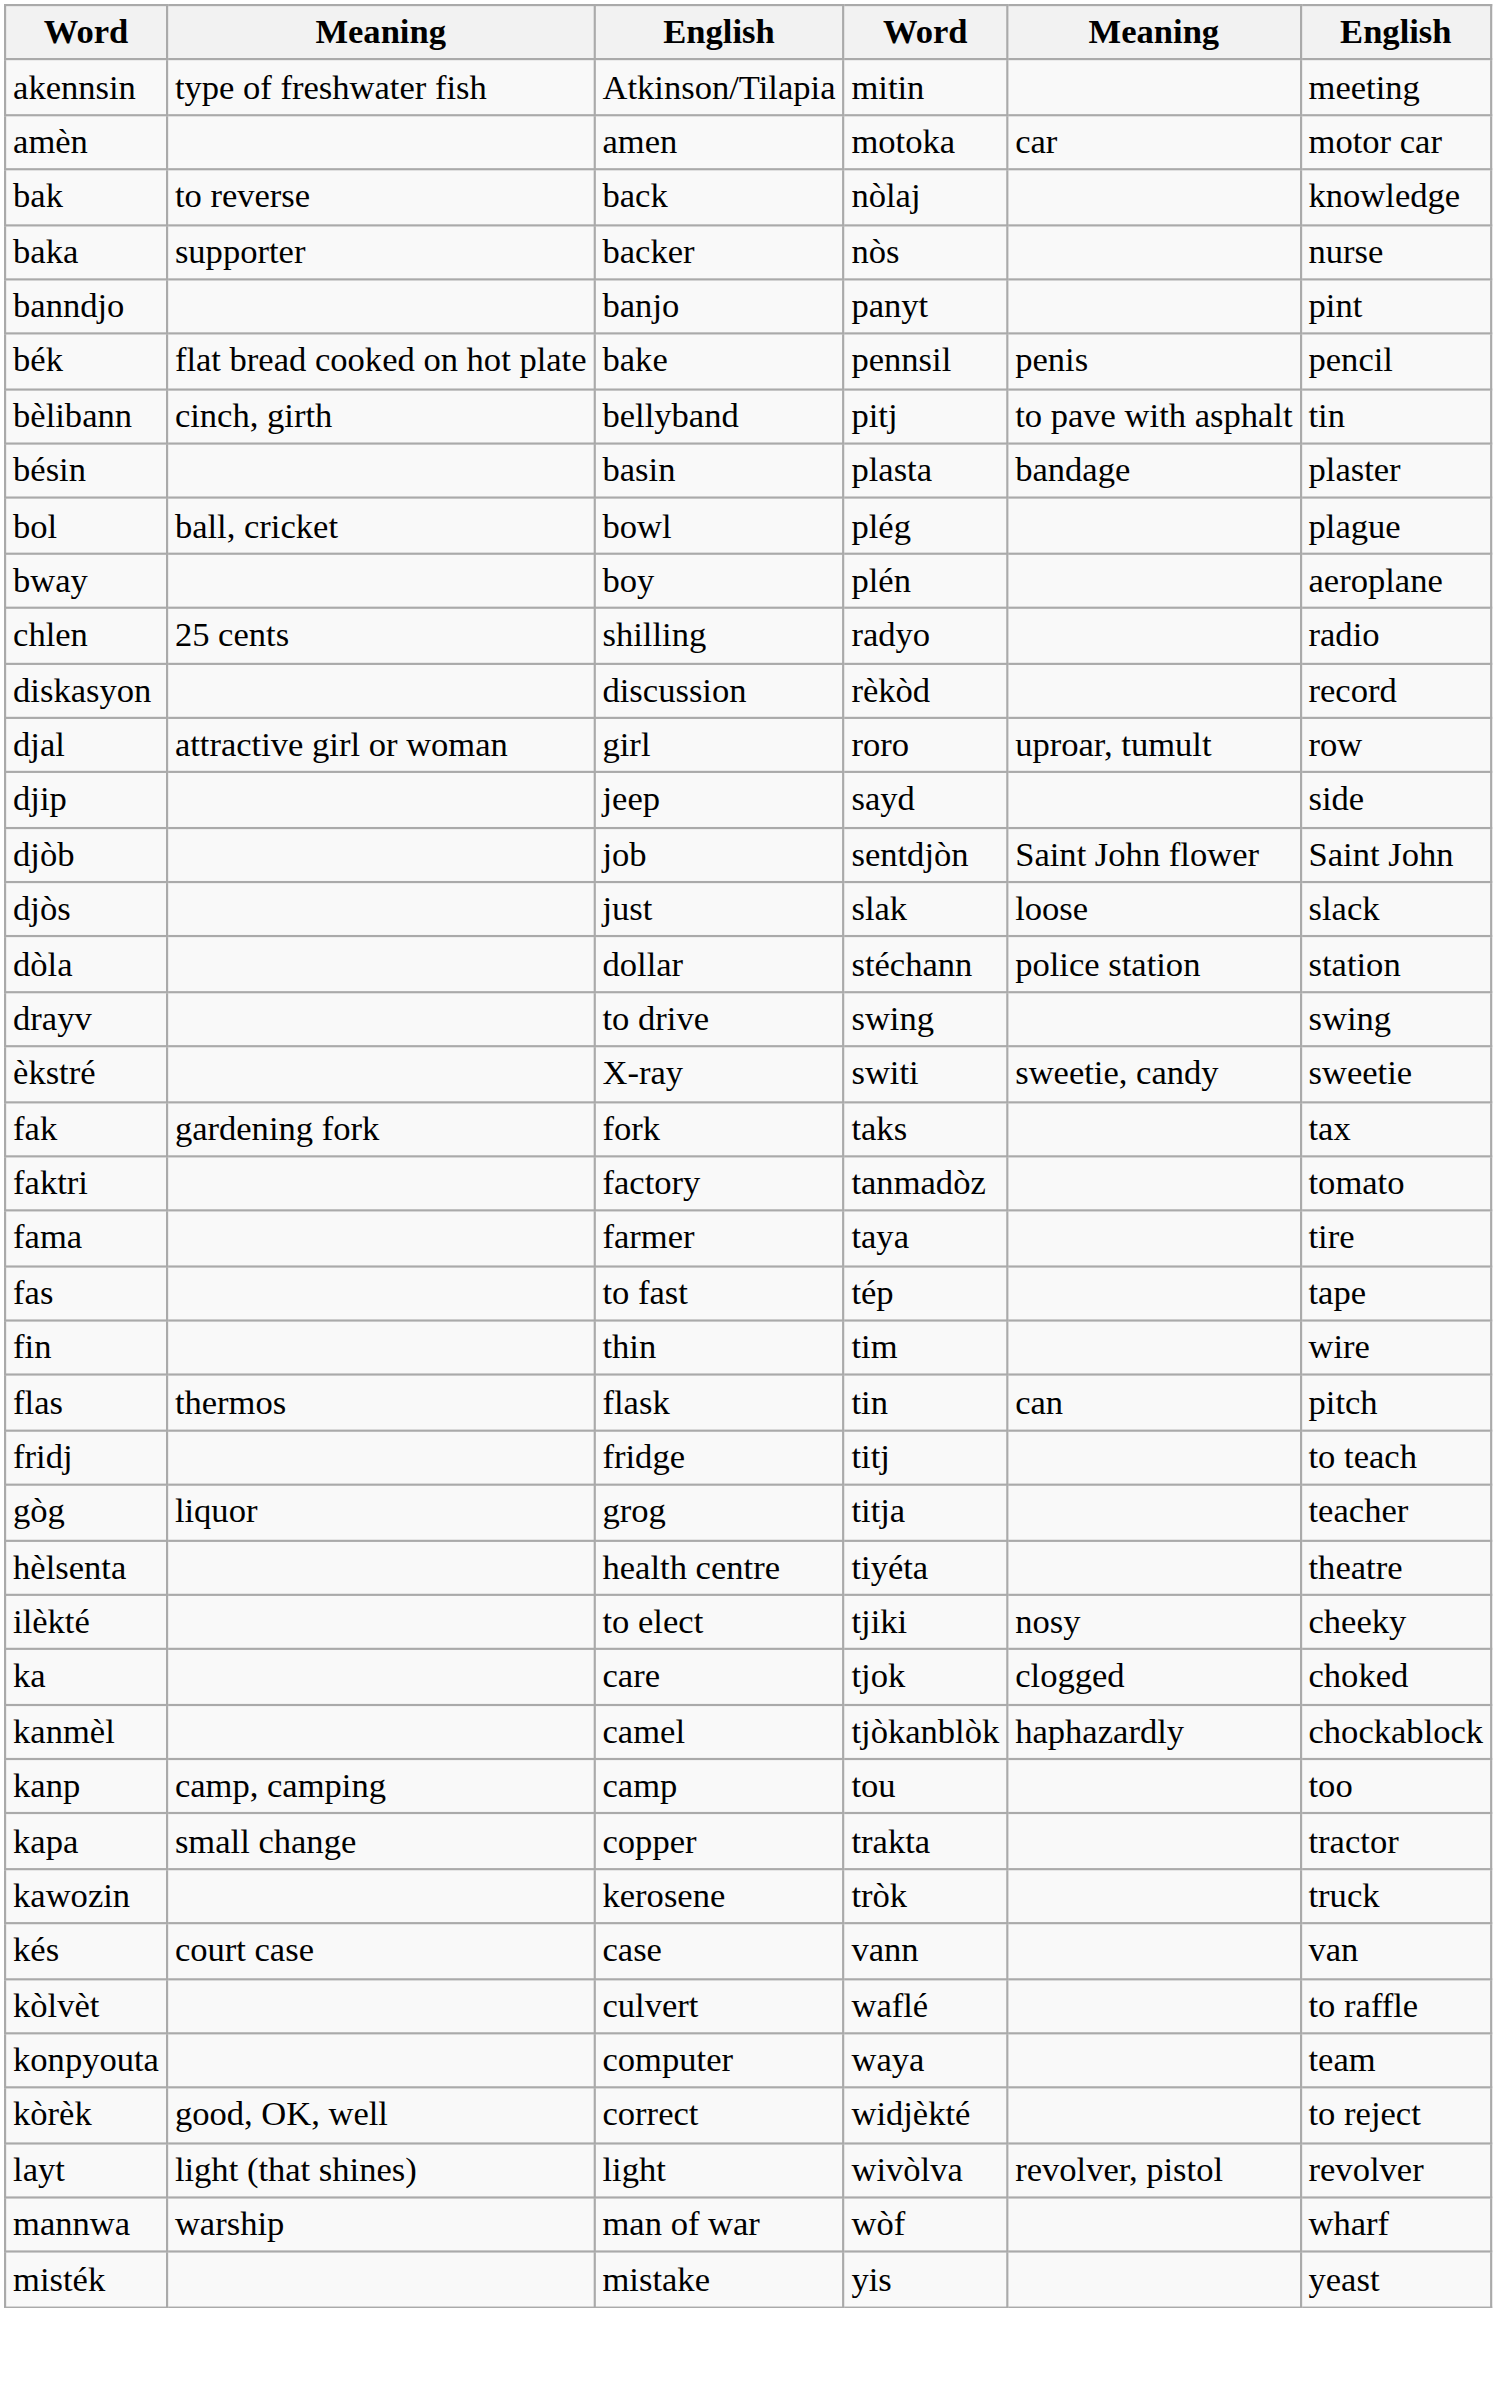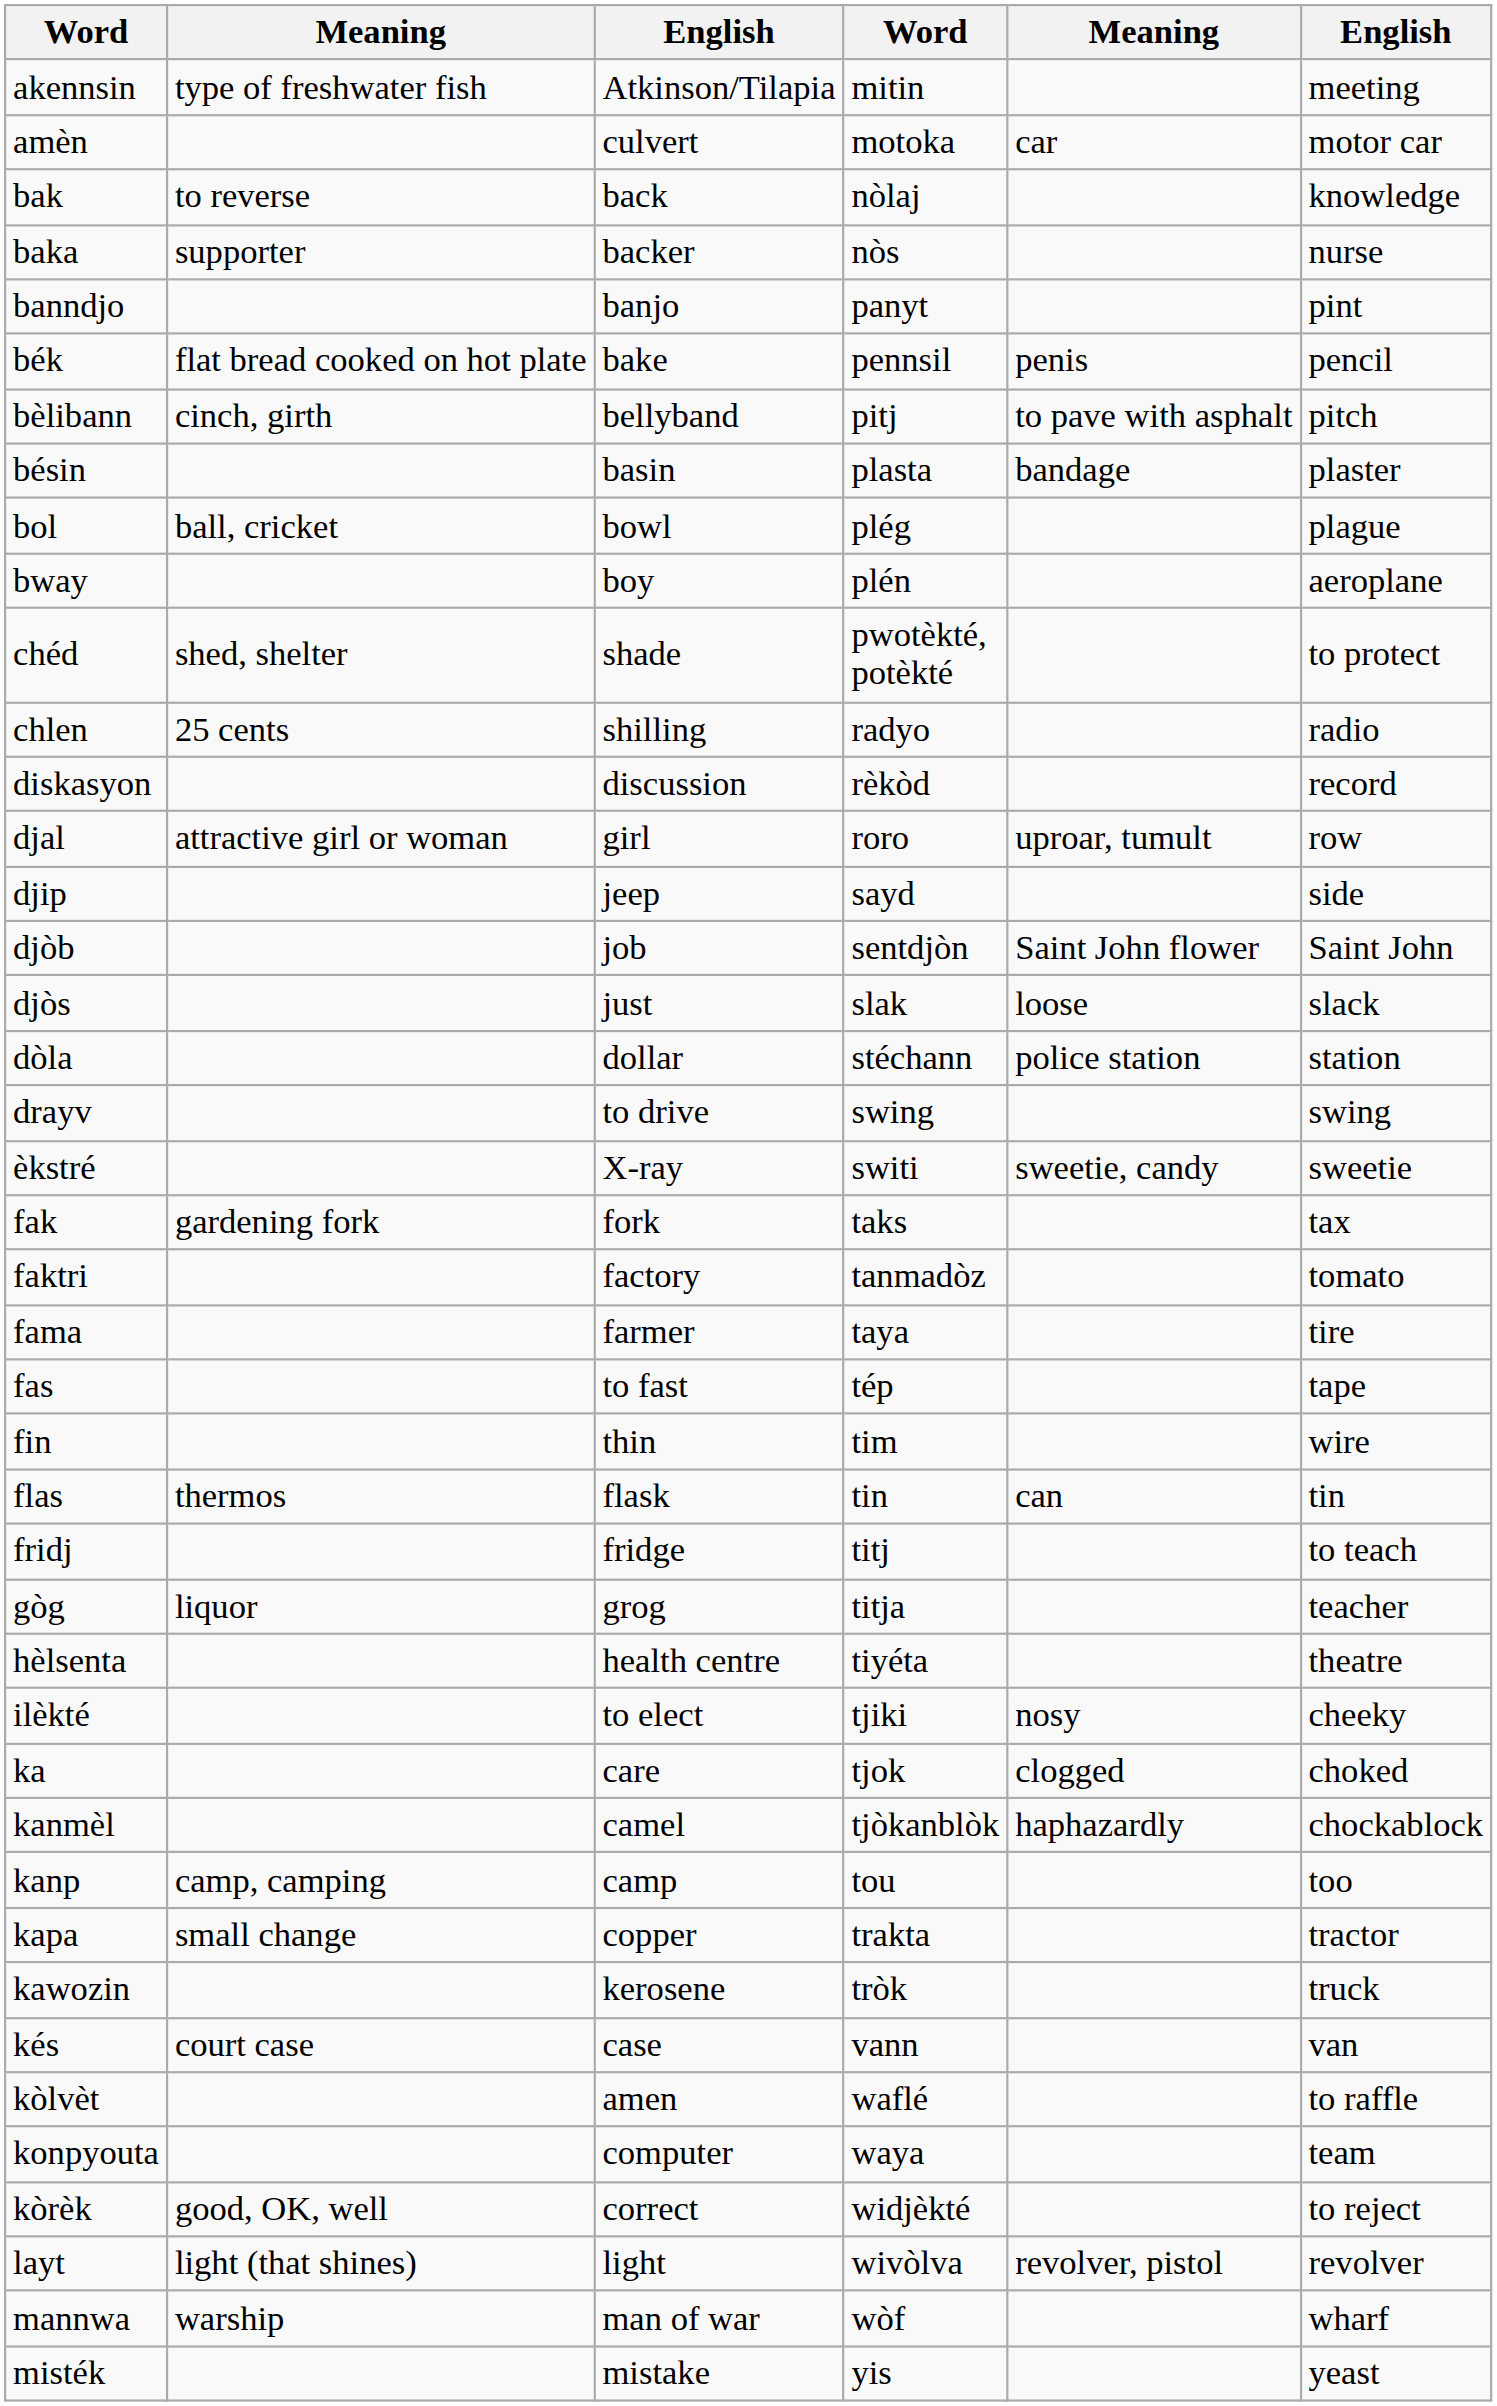(640, 141) amen -> (650, 141) culvert
(1327, 415) tin -> (1343, 415) pitch
+ row: (46, 654)
(1343, 1402) pitch -> (1327, 1495) tin
(650, 2005) culvert -> (640, 2098) amen
